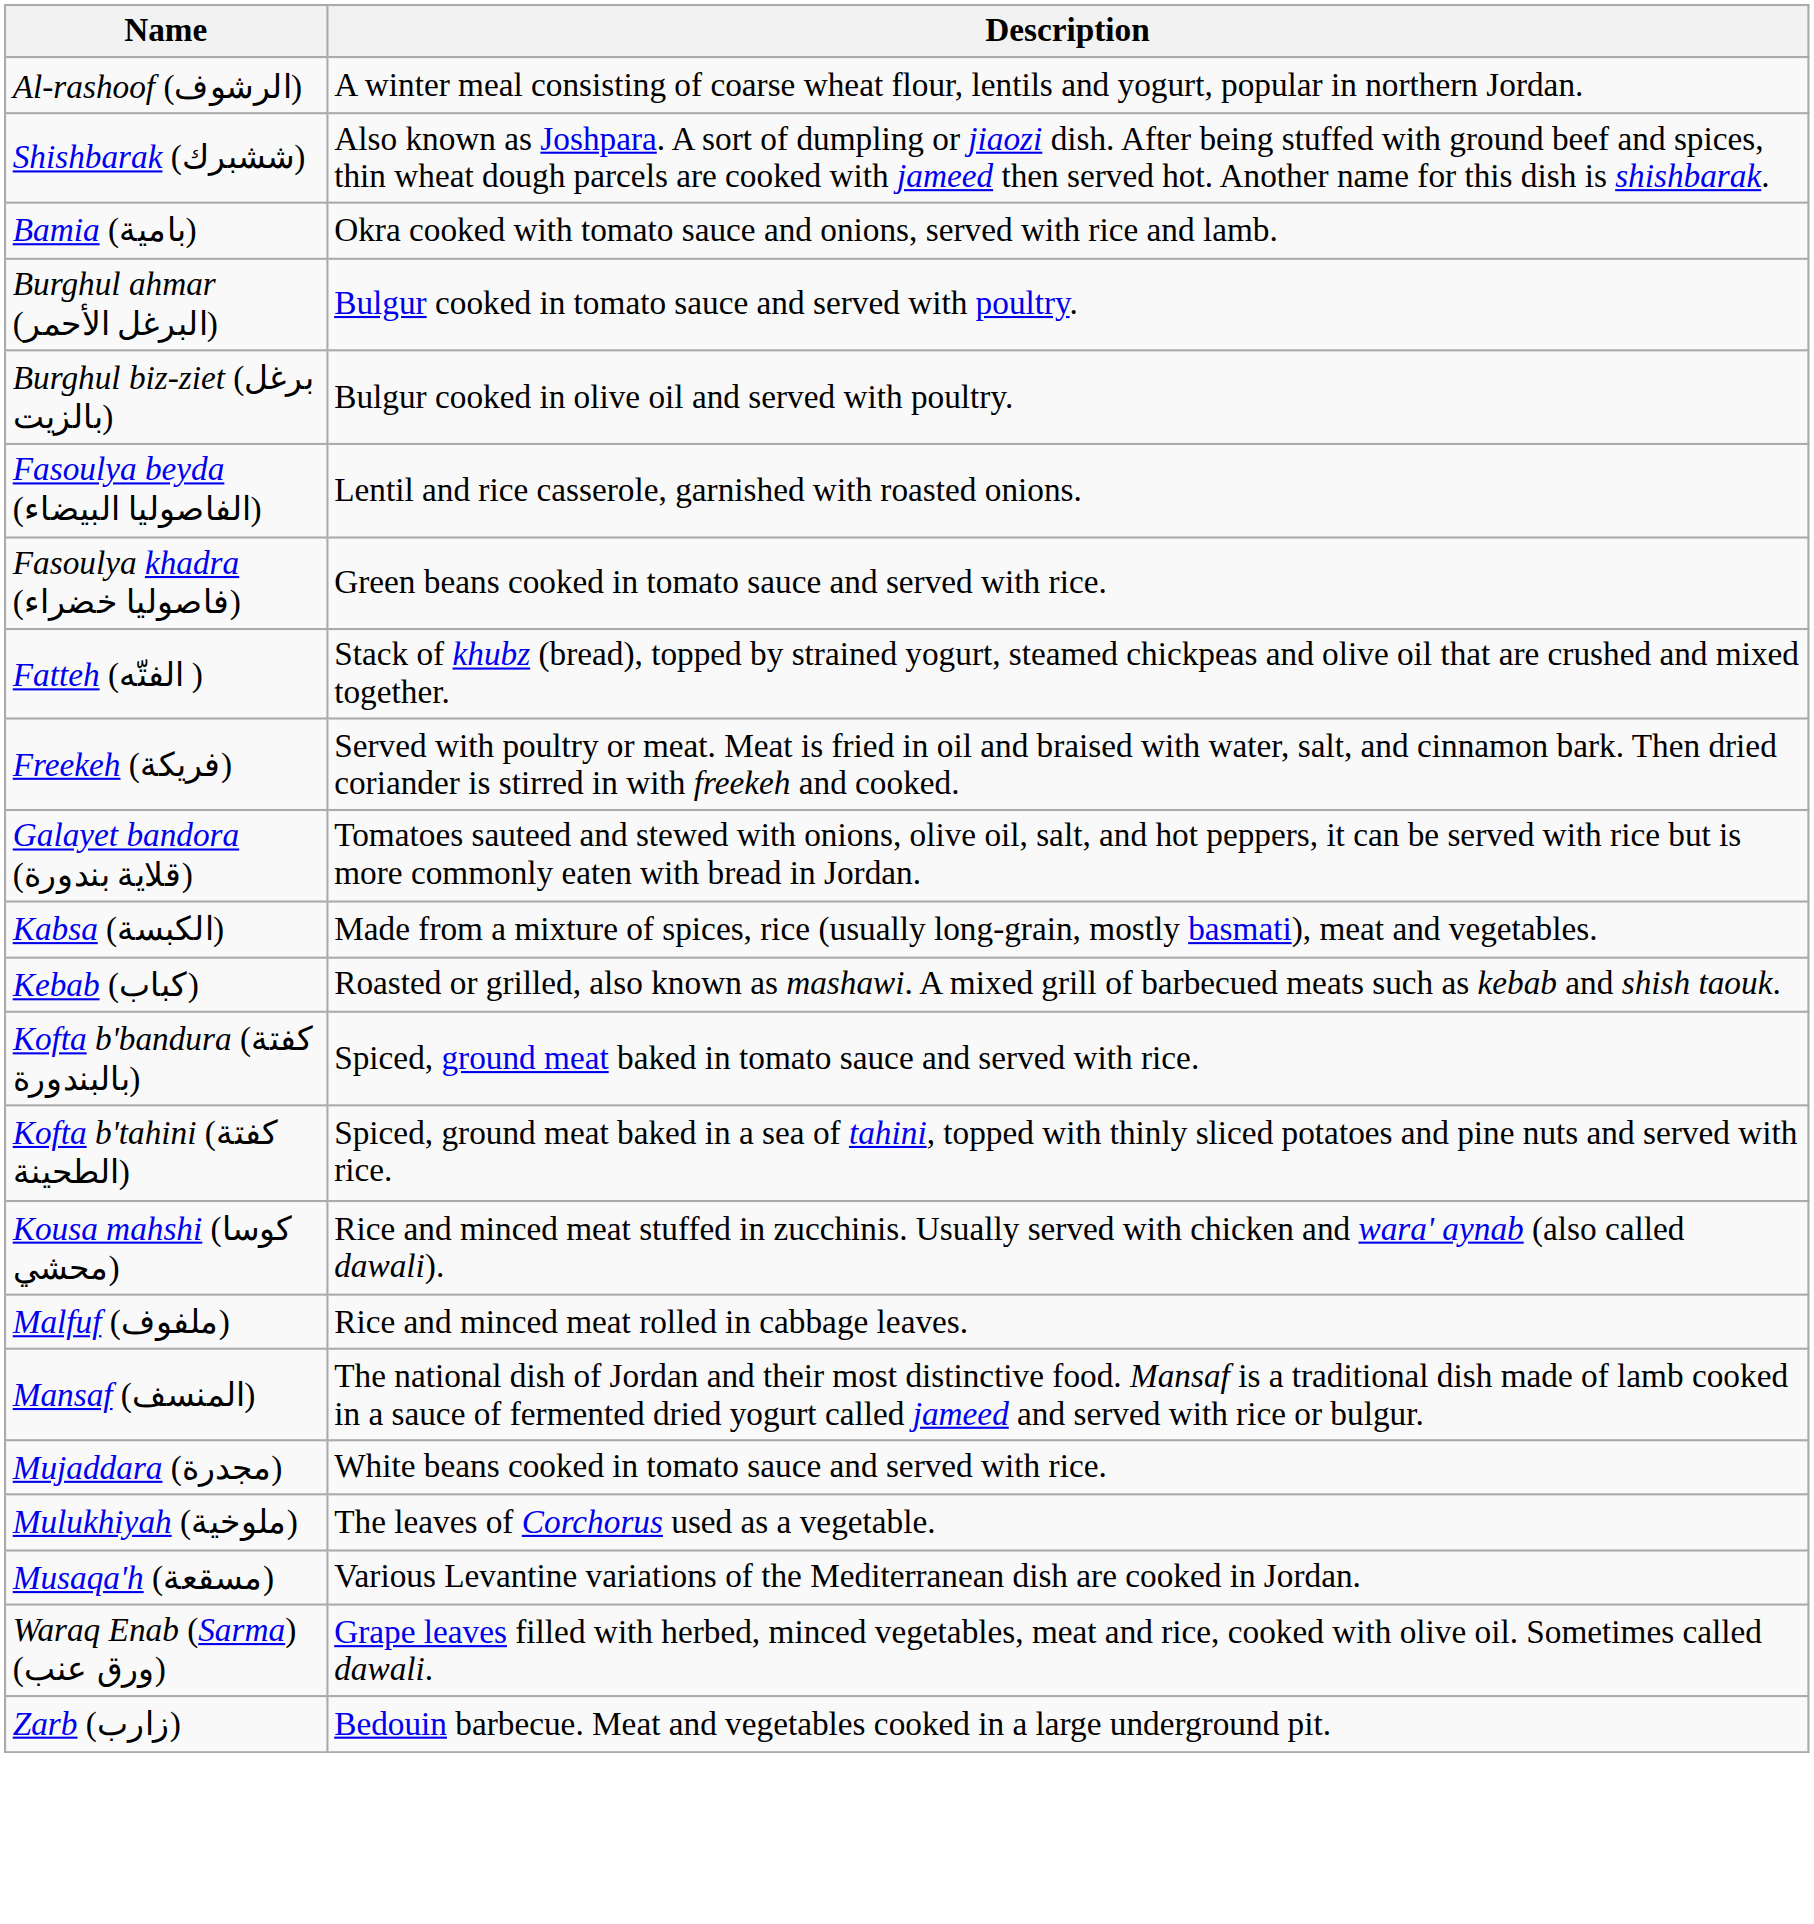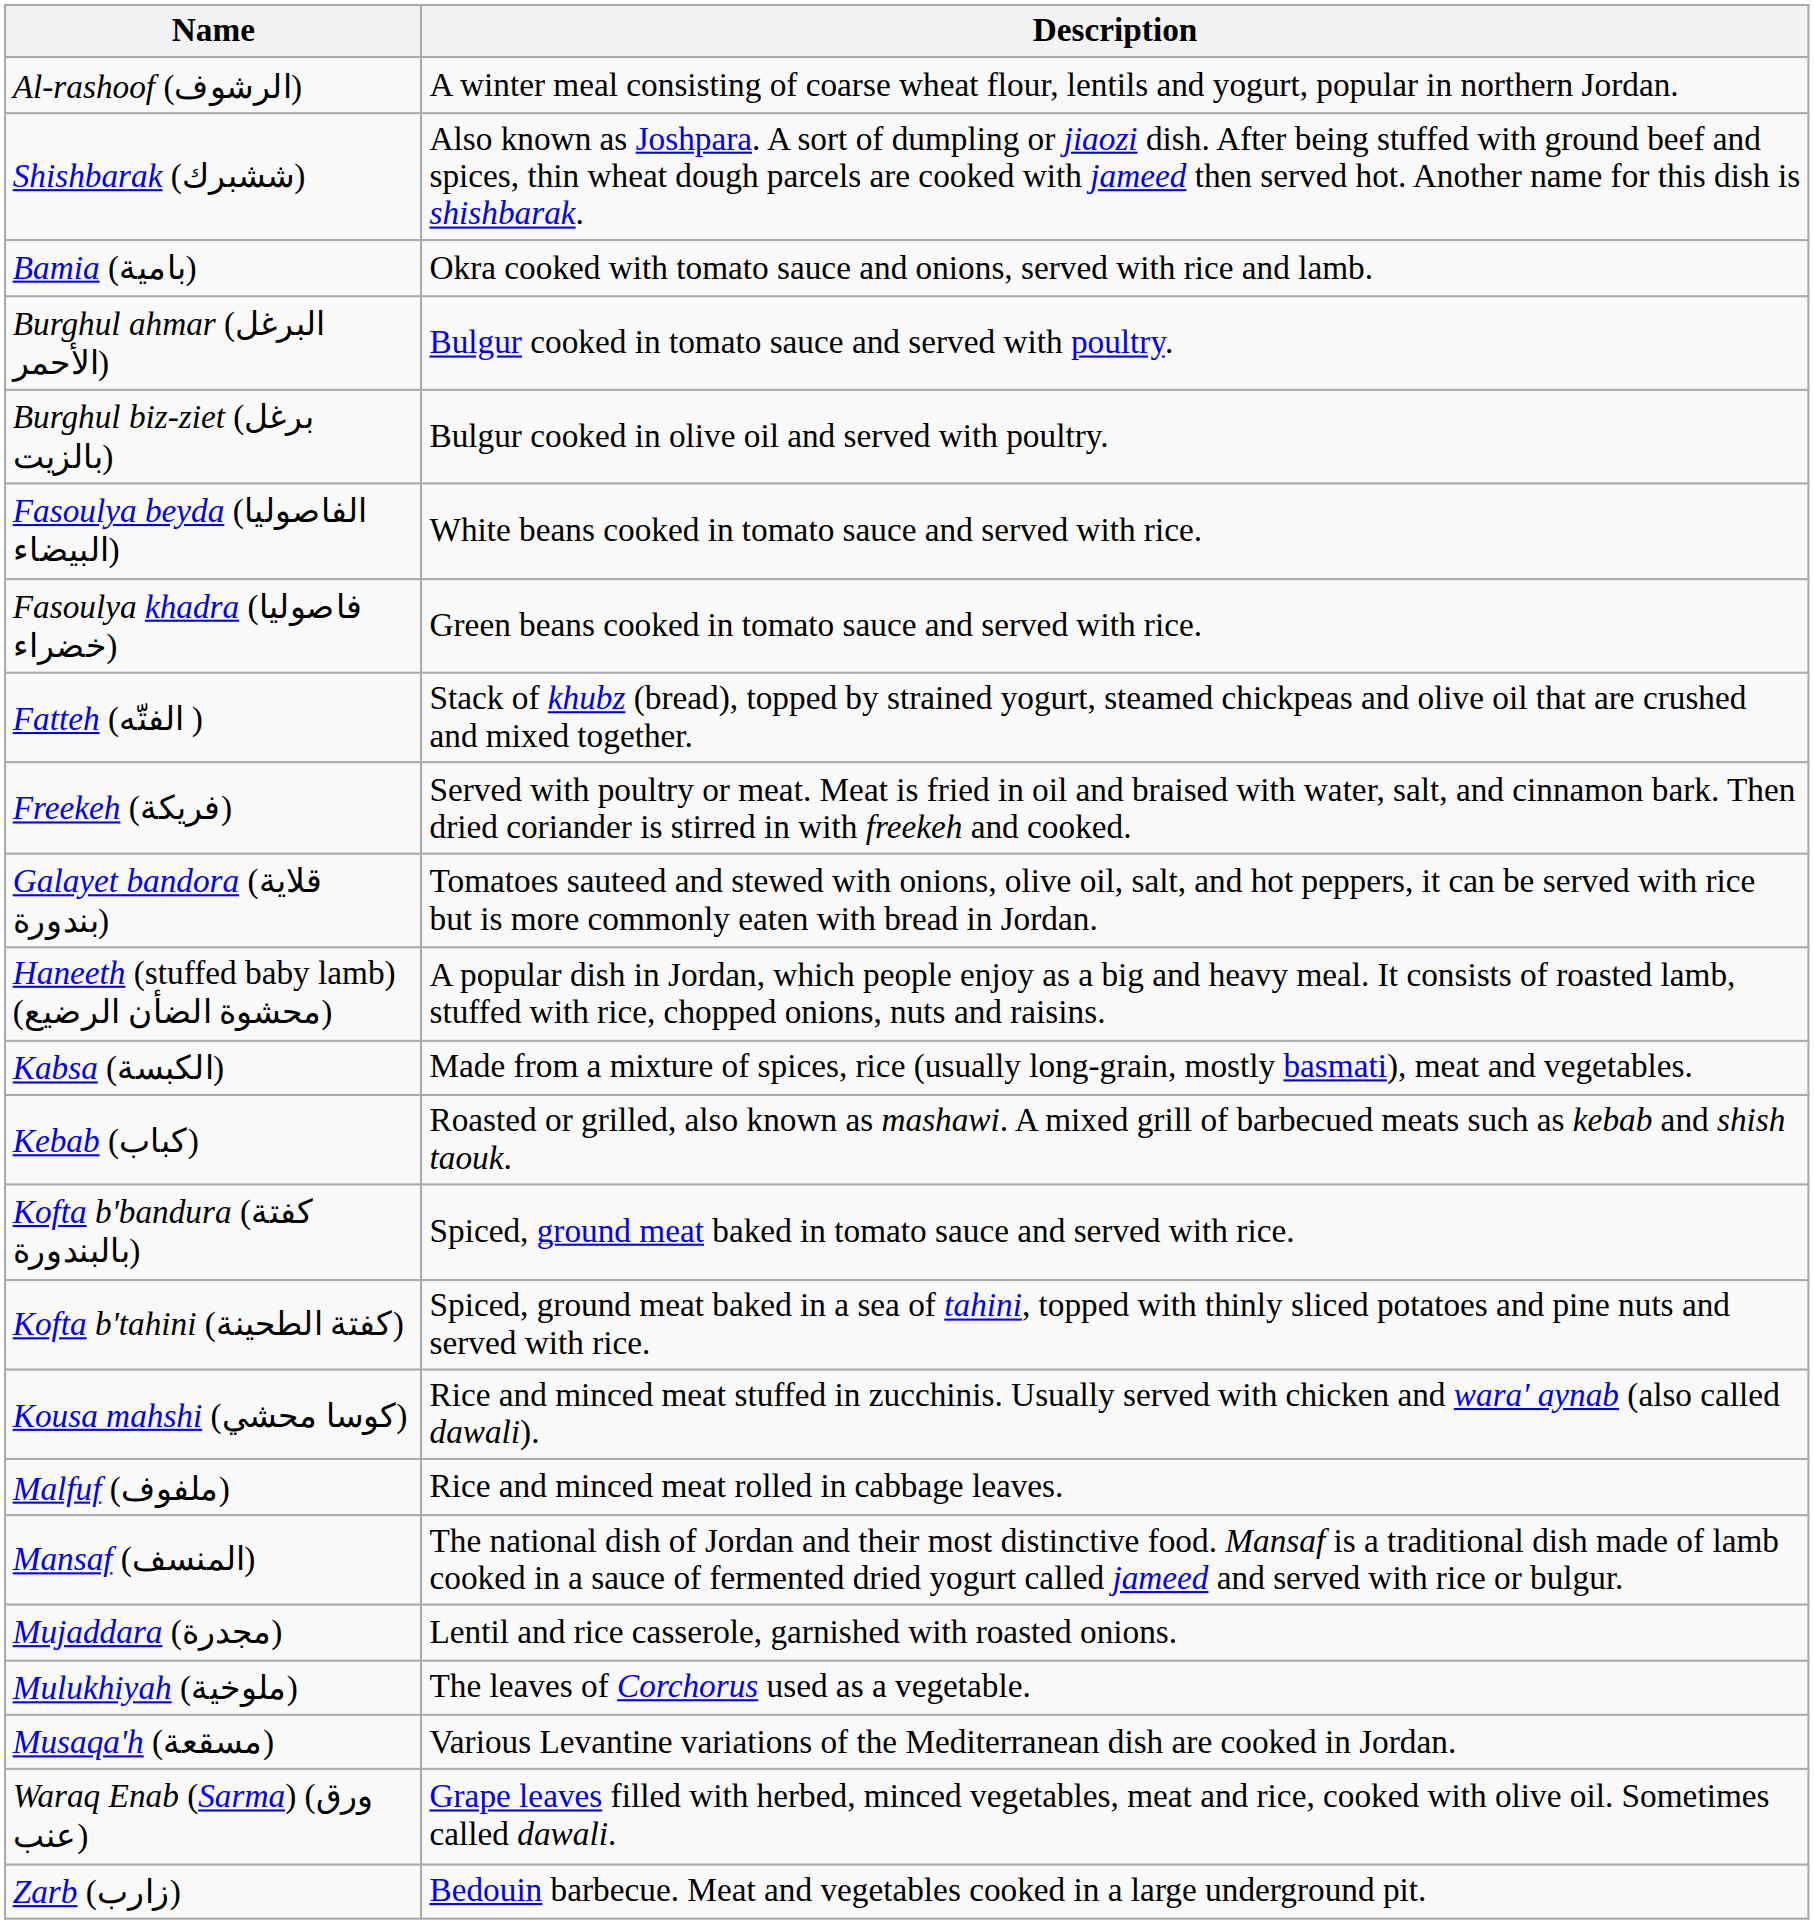(708, 490) Lentil and rice casserole, garnished with roasted onions. -> (816, 530) White beans cooked in tomato sauce and served with rice.
+ row: (204, 993)
(720, 1466) White beans cooked in tomato sauce and served with rice. -> (803, 1631) Lentil and rice casserole, garnished with roasted onions.
